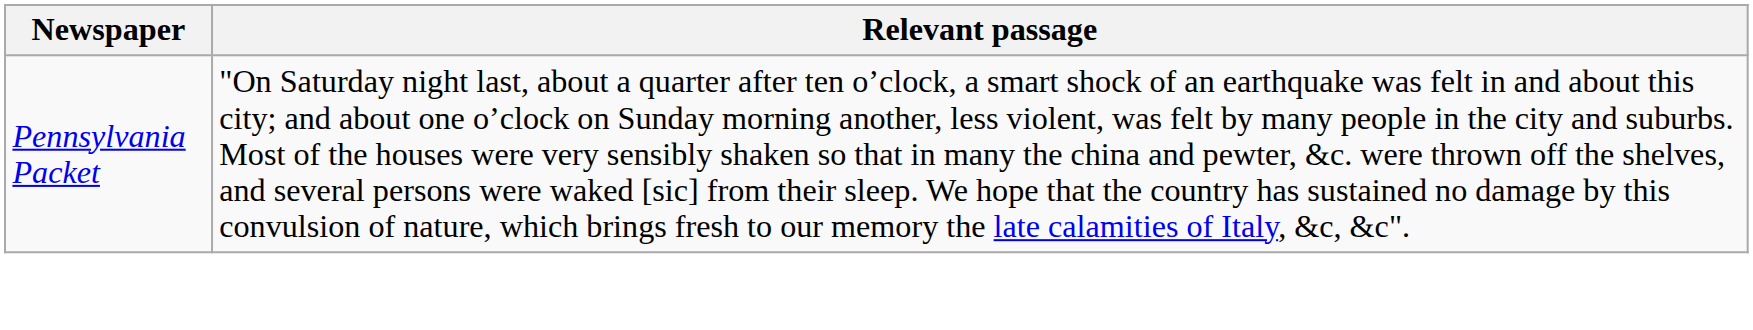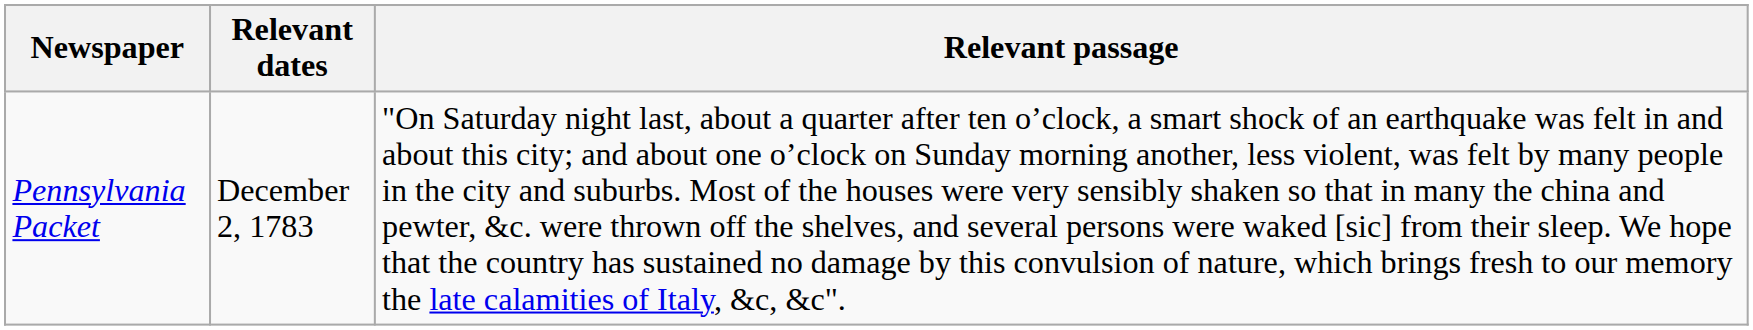+ column: (292, 48)
